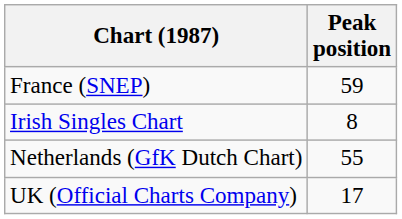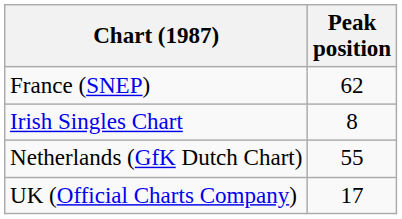(352, 85) 59 -> (352, 85) 62
